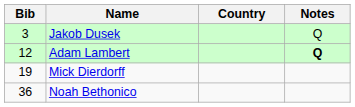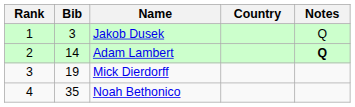+ column: (29, 14)
(25, 53) 12 -> (72, 53) 14
(25, 92) 36 -> (72, 92) 35
